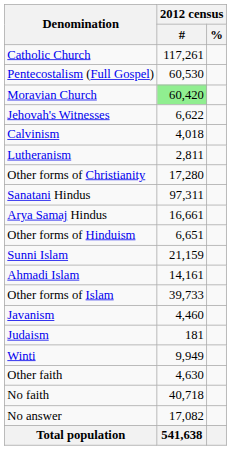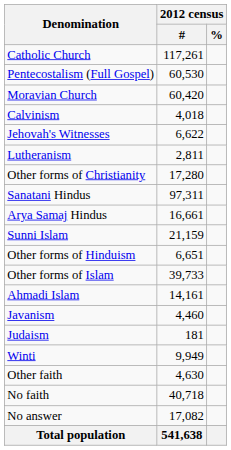(186, 94) lightgreen background -> (186, 94) no background
rows swapped: (58, 114) <-> (33, 134)
rows swapped: (71, 235) <-> (38, 255)
rows swapped: (43, 275) <-> (60, 295)
